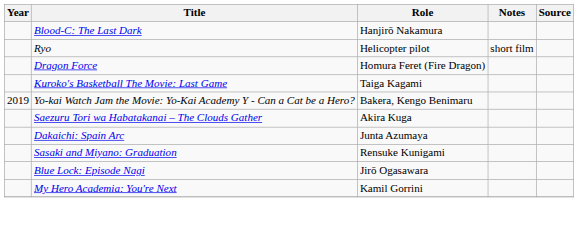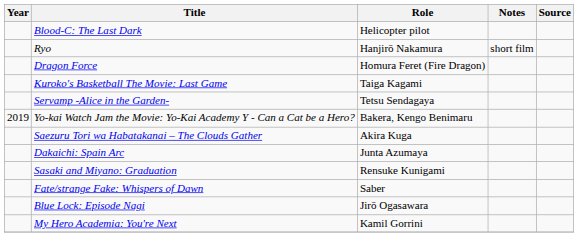(401, 30) Hanjirō Nakamura -> (395, 30) Helicopter pilot
(395, 48) Helicopter pilot -> (401, 48) Hanjirō Nakamura
+ row: (102, 100)
+ row: (119, 188)
